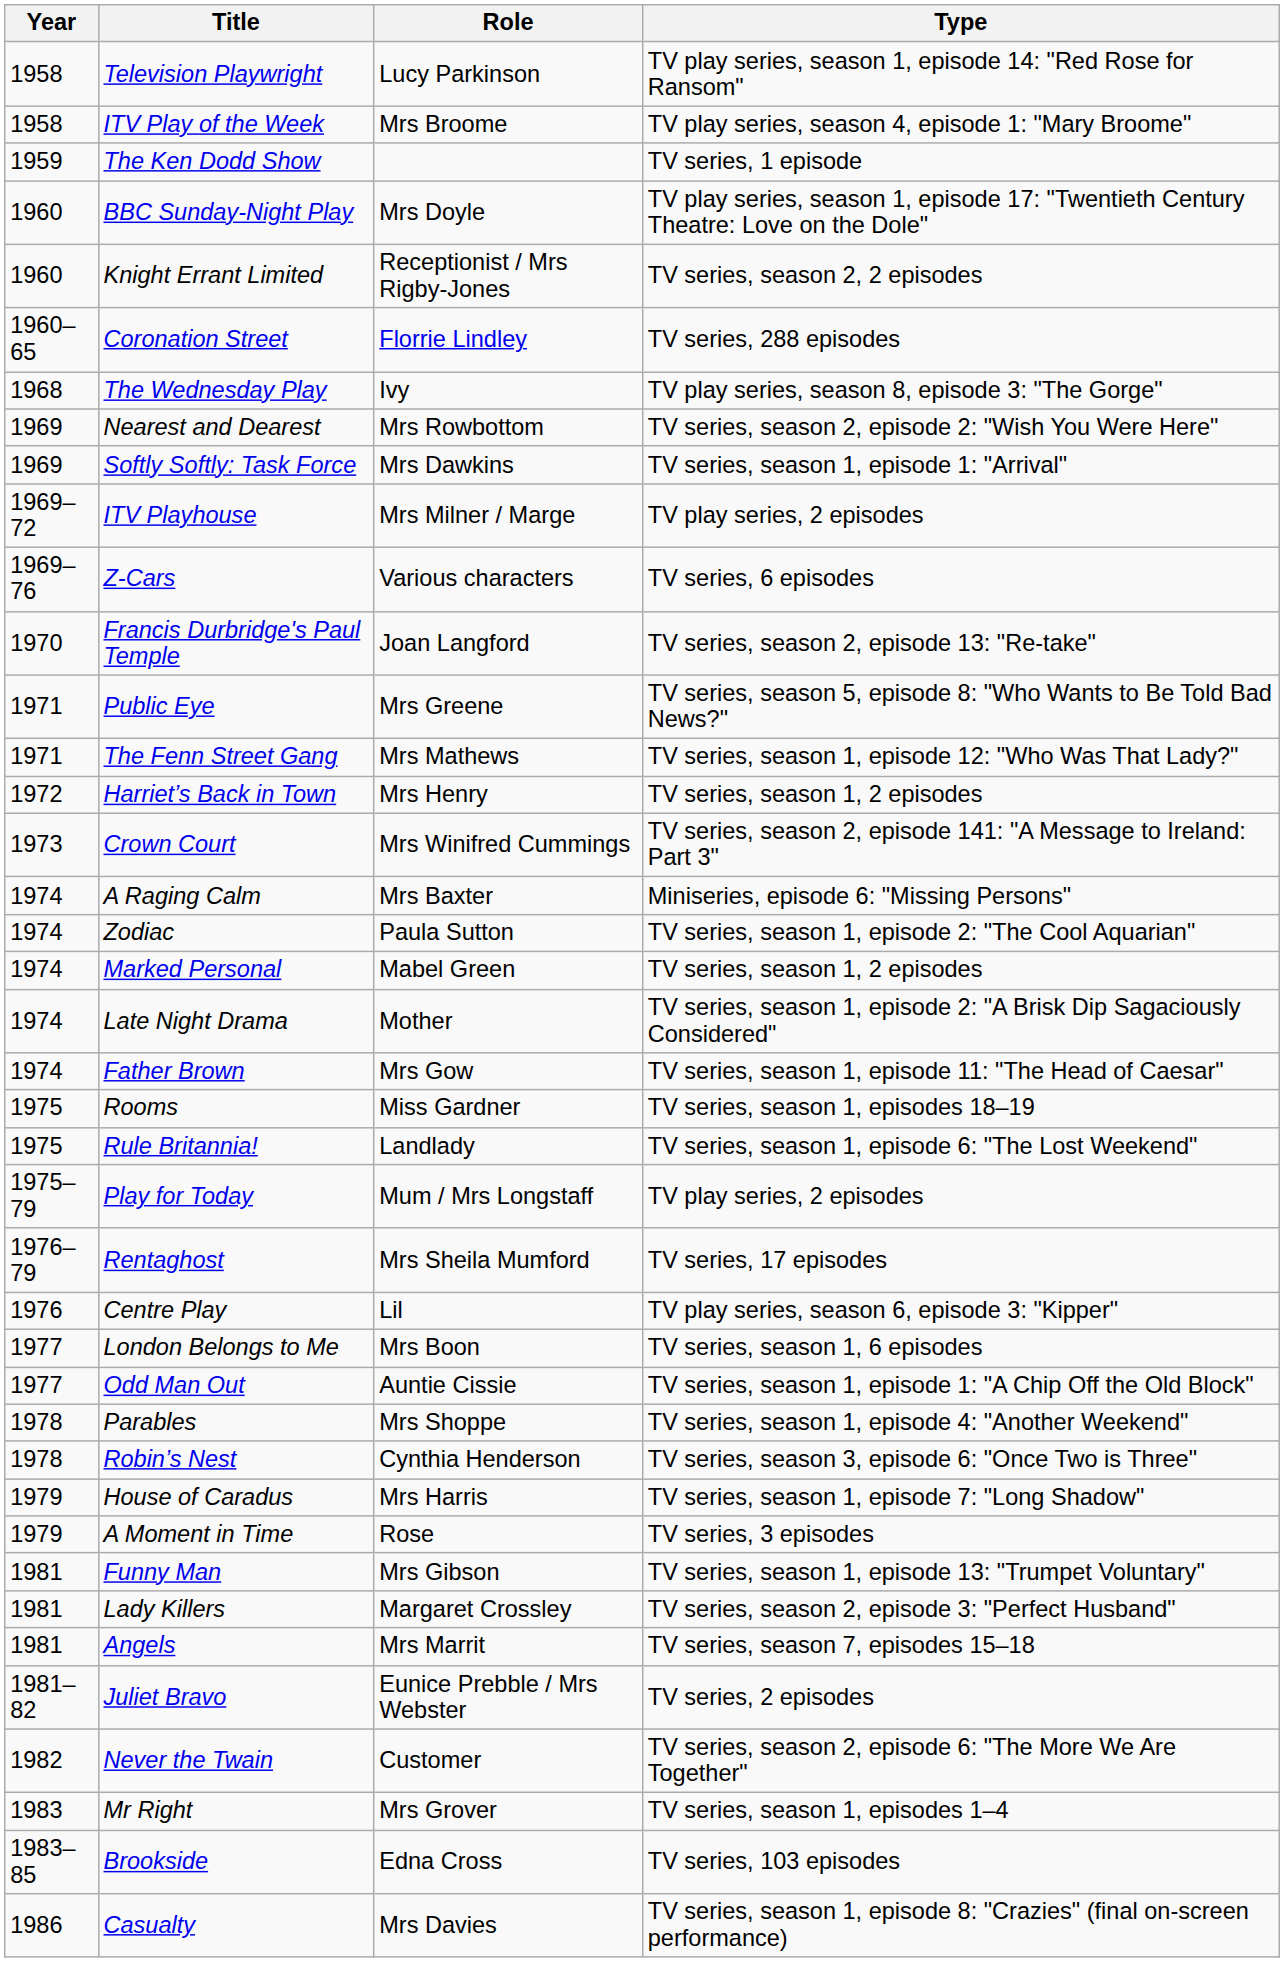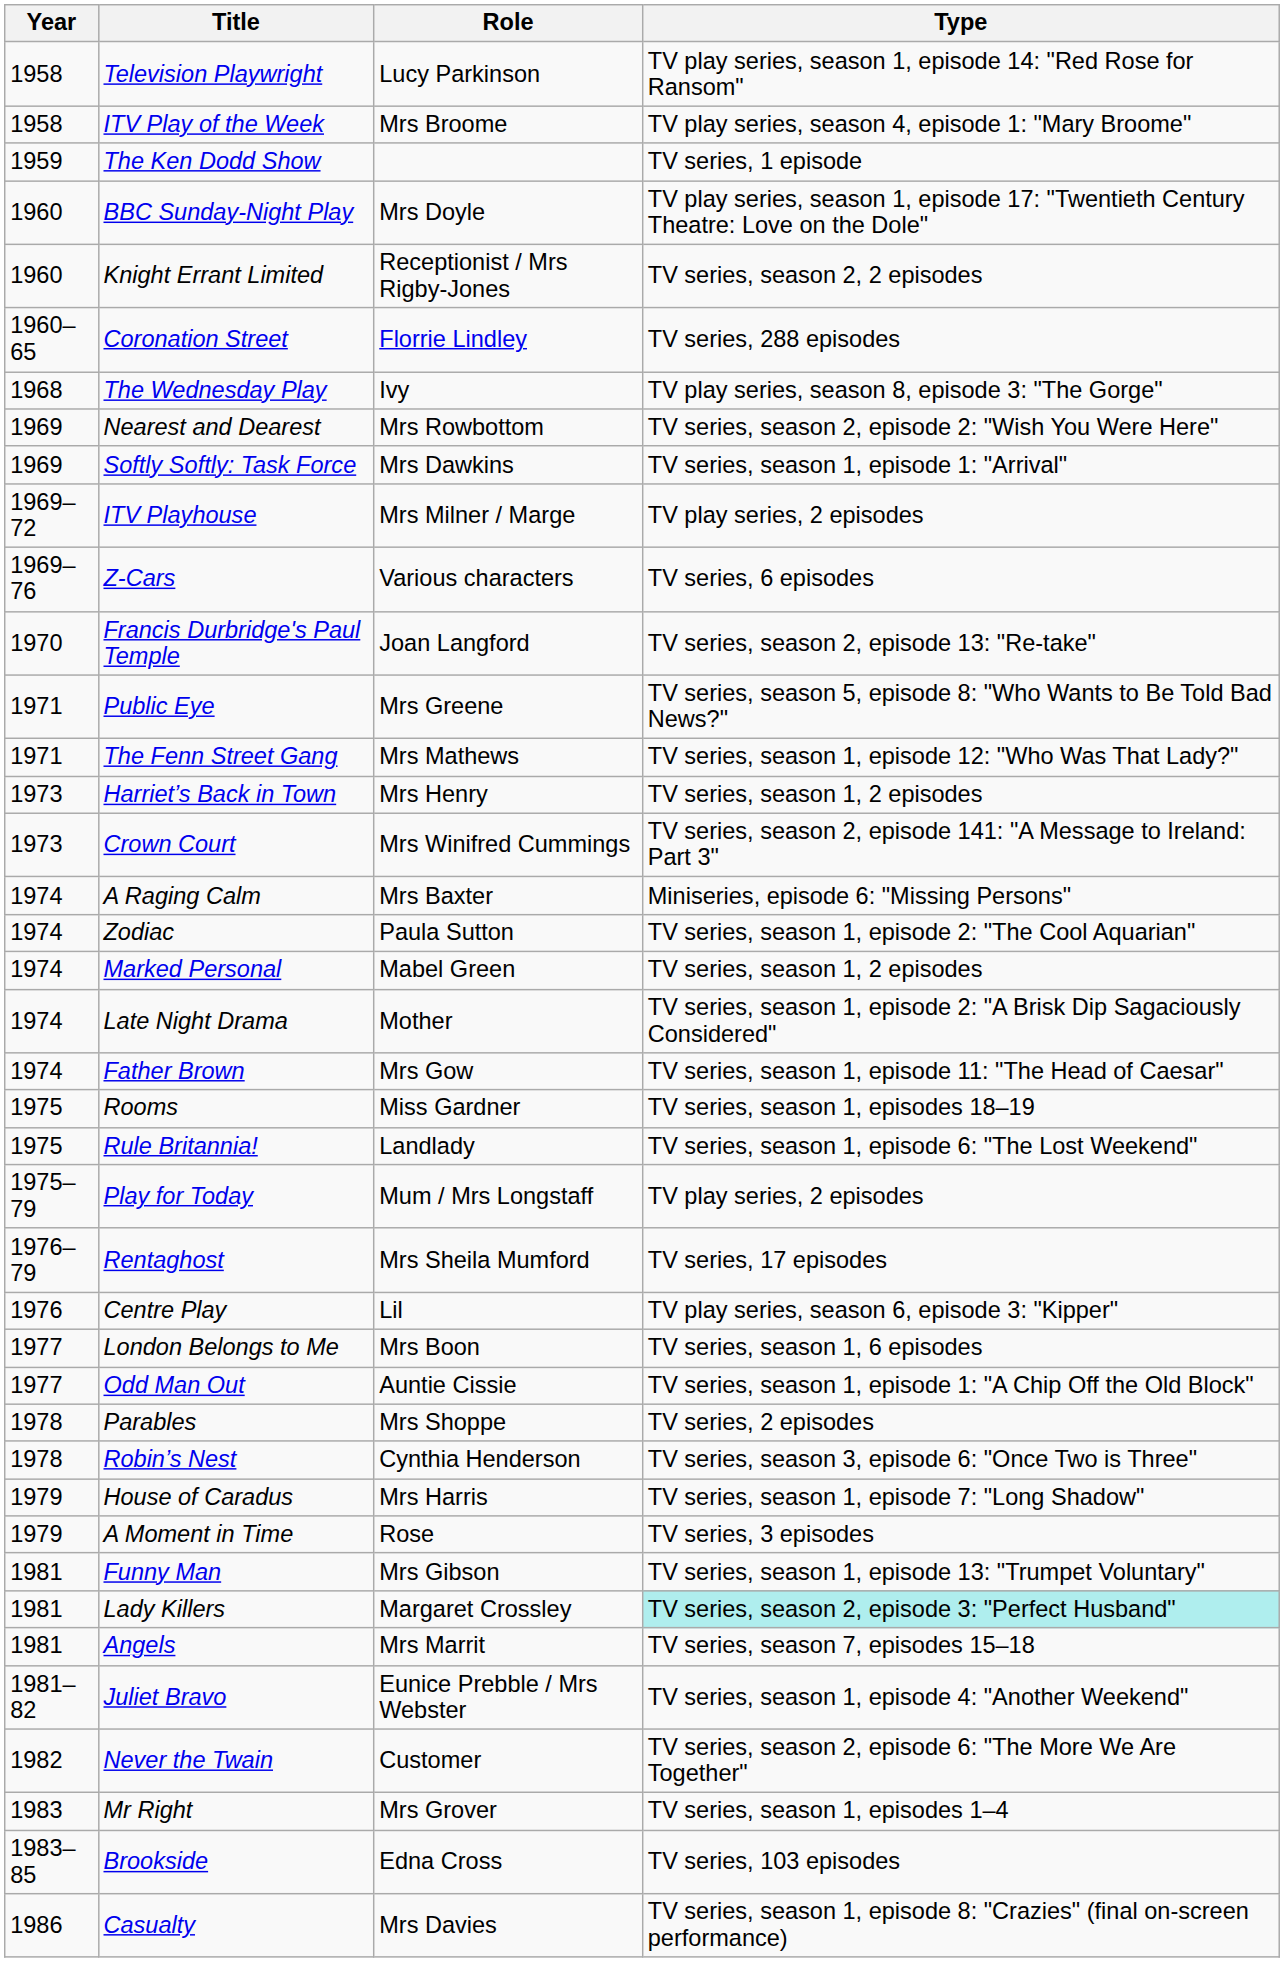(36, 794) 1972 -> (36, 794) 1973
(918, 1422) TV series, season 1, episode 4: "Another Weekend" -> (761, 1422) TV series, 2 episodes
(912, 1608) no background -> (912, 1608) paleturquoise background
(761, 1696) TV series, 2 episodes -> (918, 1696) TV series, season 1, episode 4: "Another Weekend"
